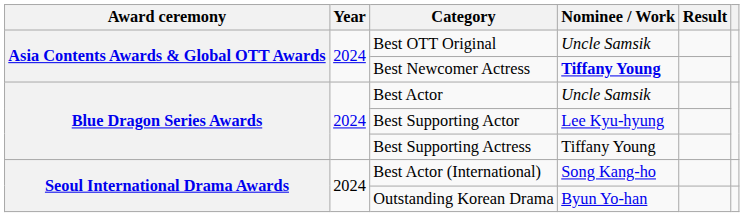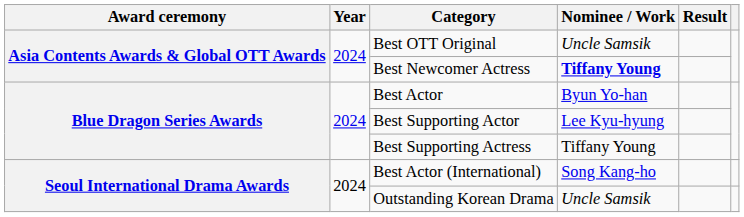(606, 95) Uncle Samsik -> (604, 95) Byun Yo-han
(604, 198) Byun Yo-han -> (606, 198) Uncle Samsik
